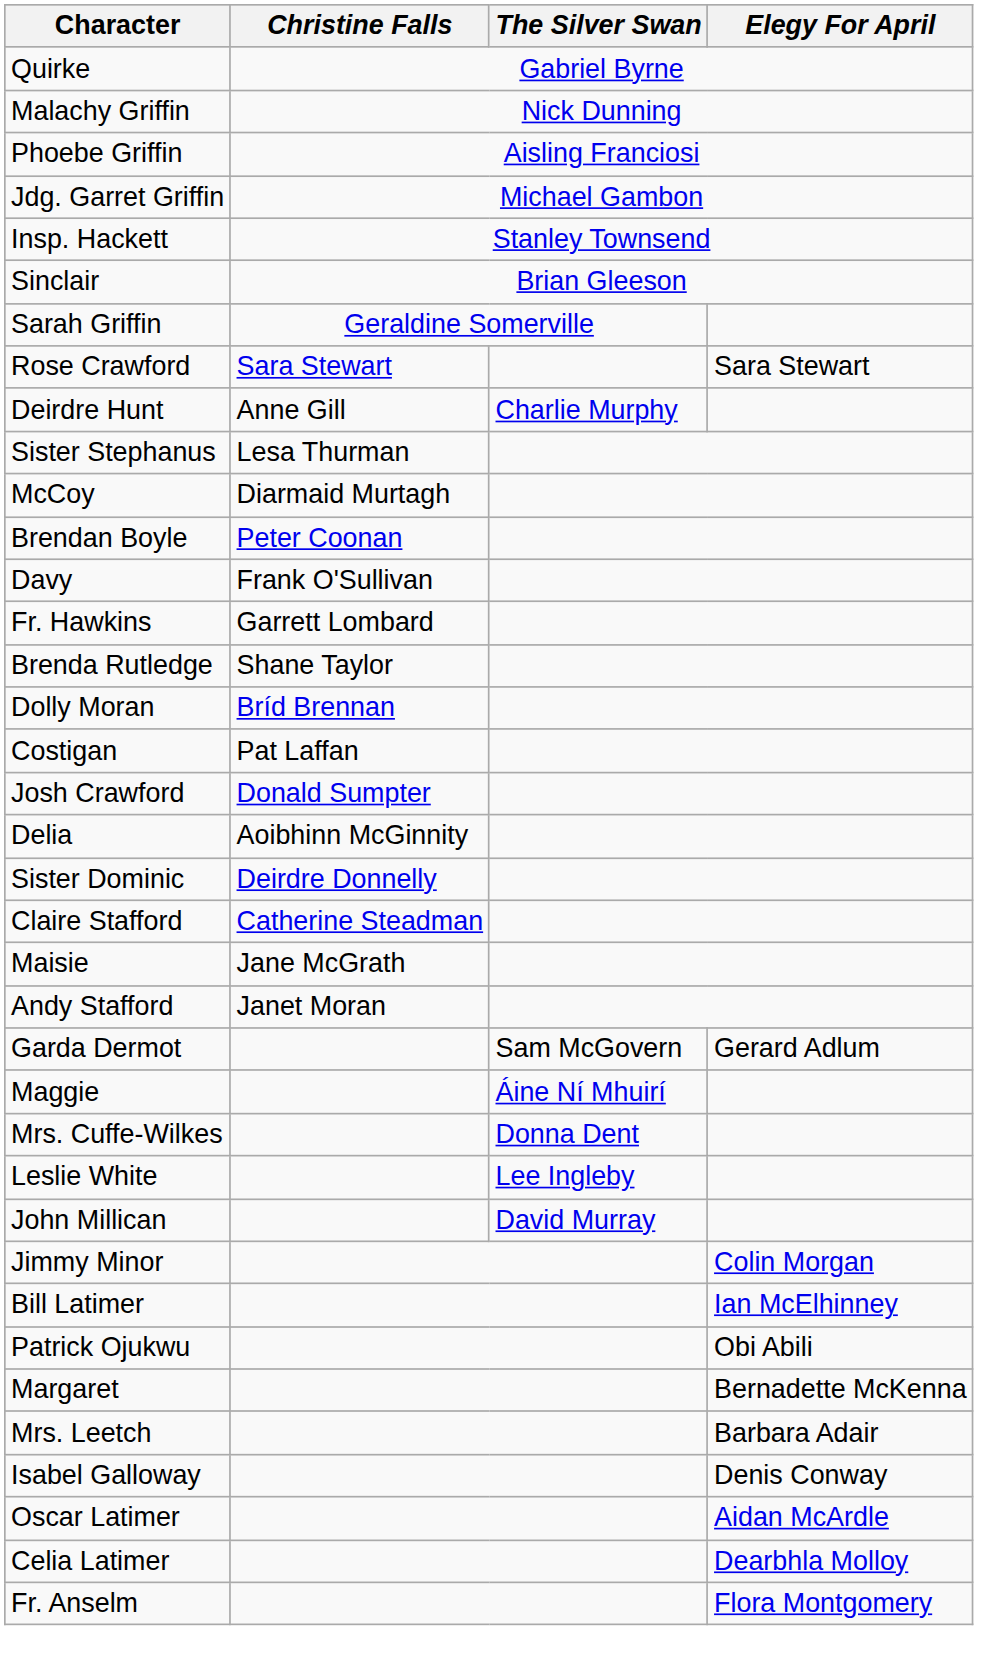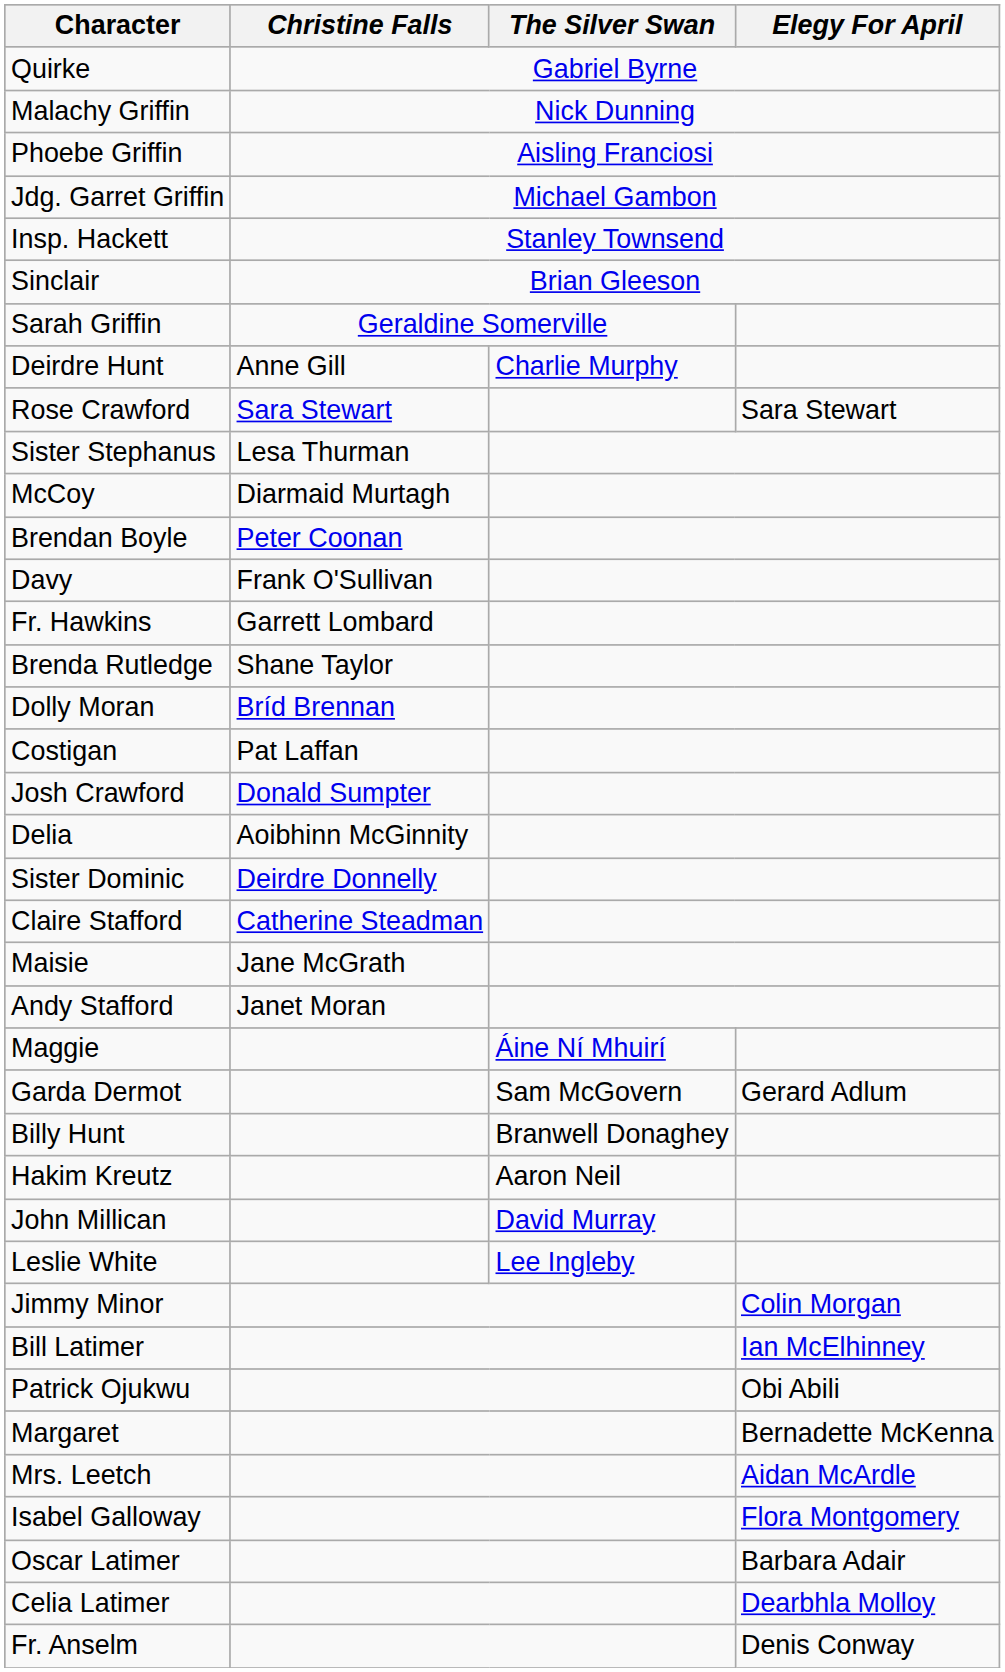rows swapped: (87, 409) <-> (101, 366)
rows swapped: (96, 1048) <-> (55, 1091)
+ row: (68, 1134)
+ row: (92, 1176)
- row: (117, 1134)
rows swapped: (84, 1176) <-> (89, 1219)
(796, 1432) Barbara Adair -> (828, 1475) Aidan McArdle
(801, 1475) Denis Conway -> (850, 1517) Flora Montgomery
(801, 1517) Aidan McArdle -> (823, 1560) Barbara Adair
(823, 1603) Flora Montgomery -> (828, 1645) Denis Conway
